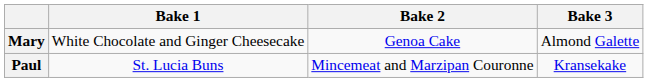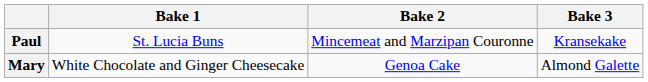rows swapped: (26, 41) <-> (26, 65)
